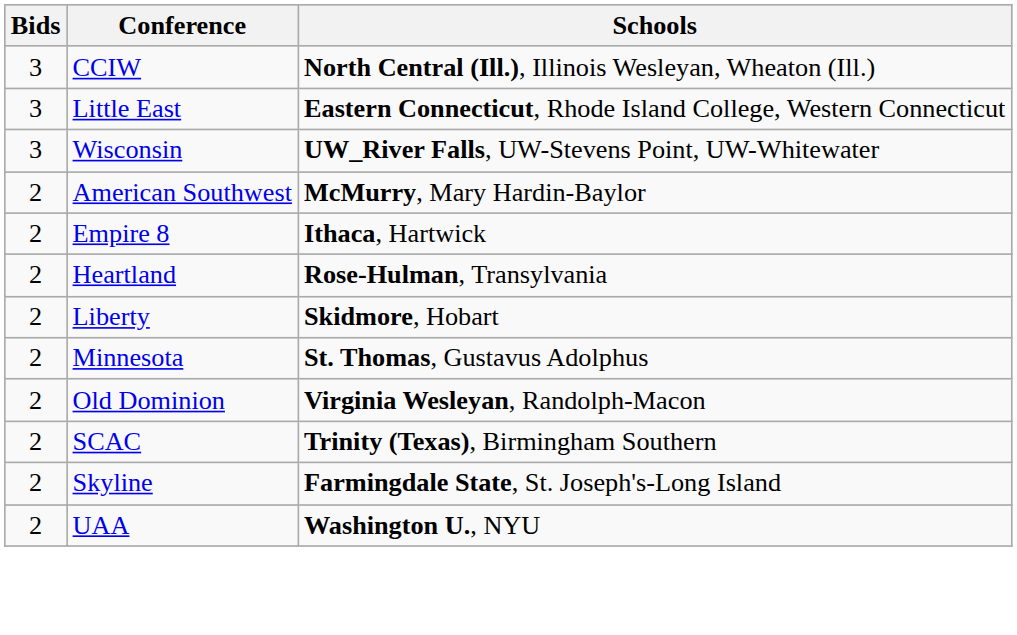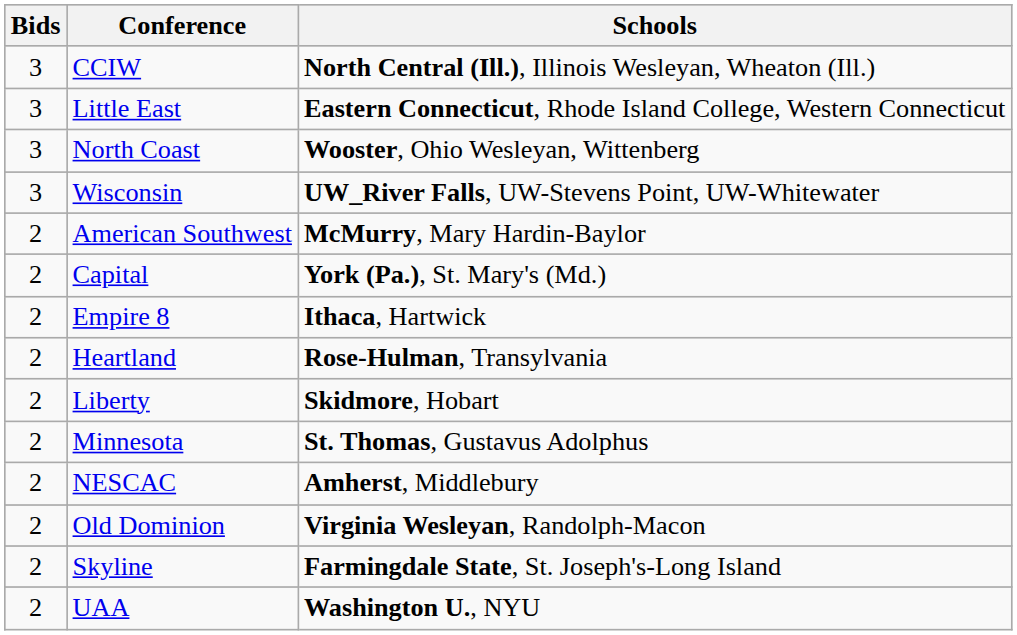+ row: (136, 150)
+ row: (110, 274)
+ row: (124, 483)
- row: (107, 441)
